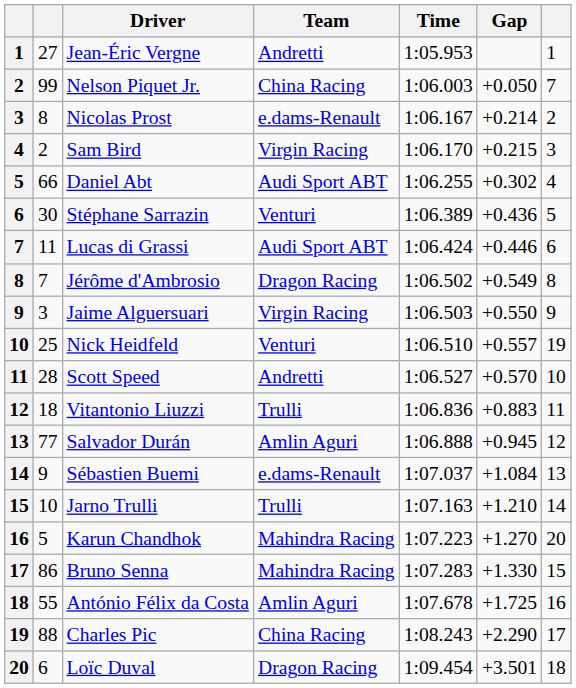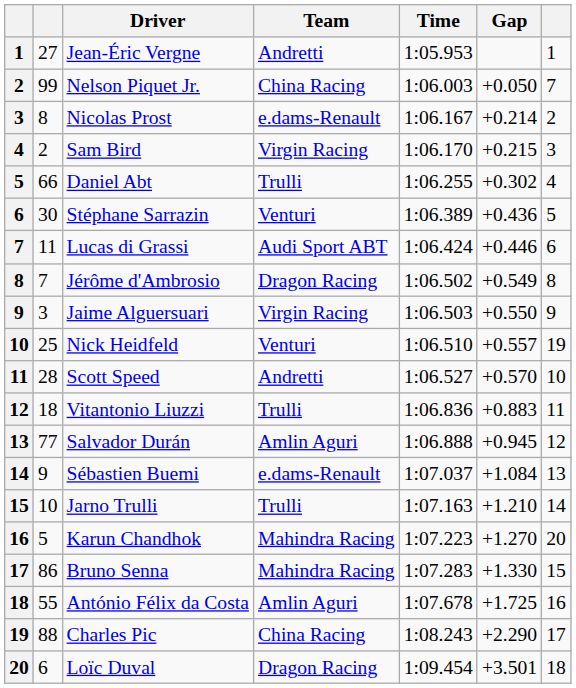(323, 182) Audi Sport ABT -> (280, 182) Trulli
